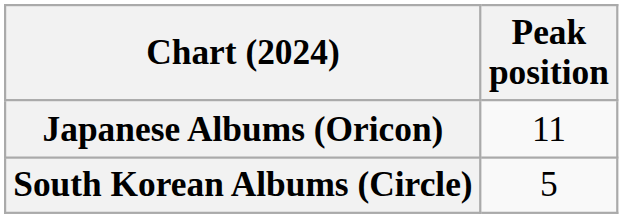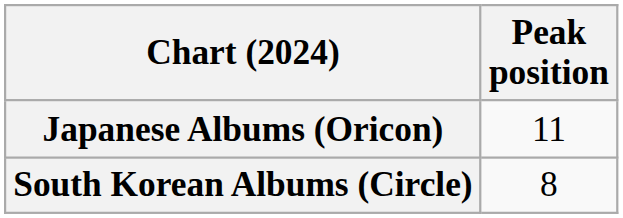(549, 184) 5 -> (549, 184) 8
